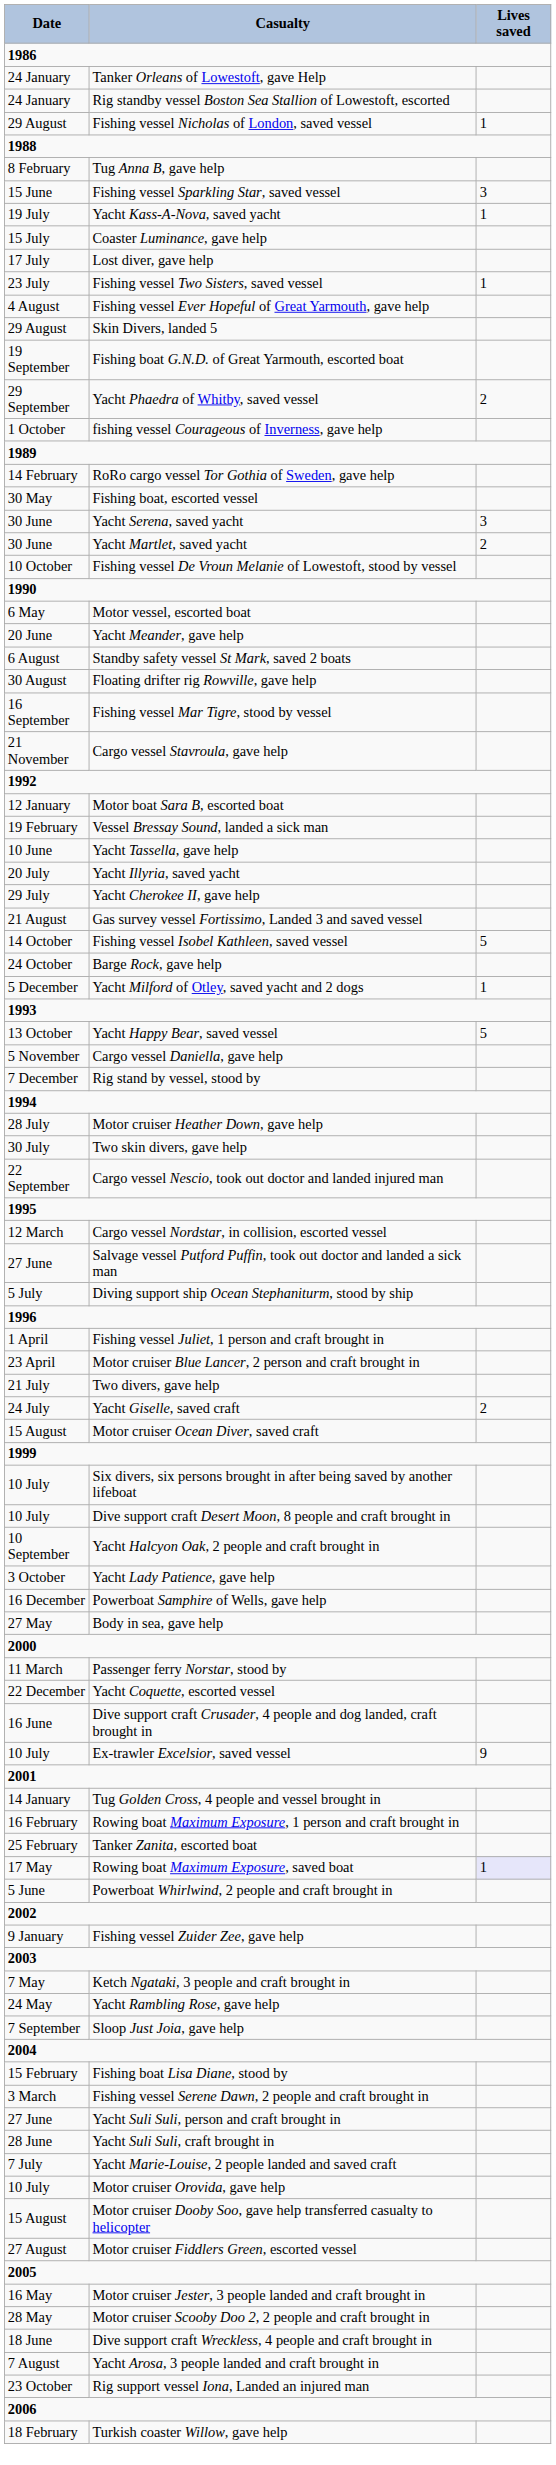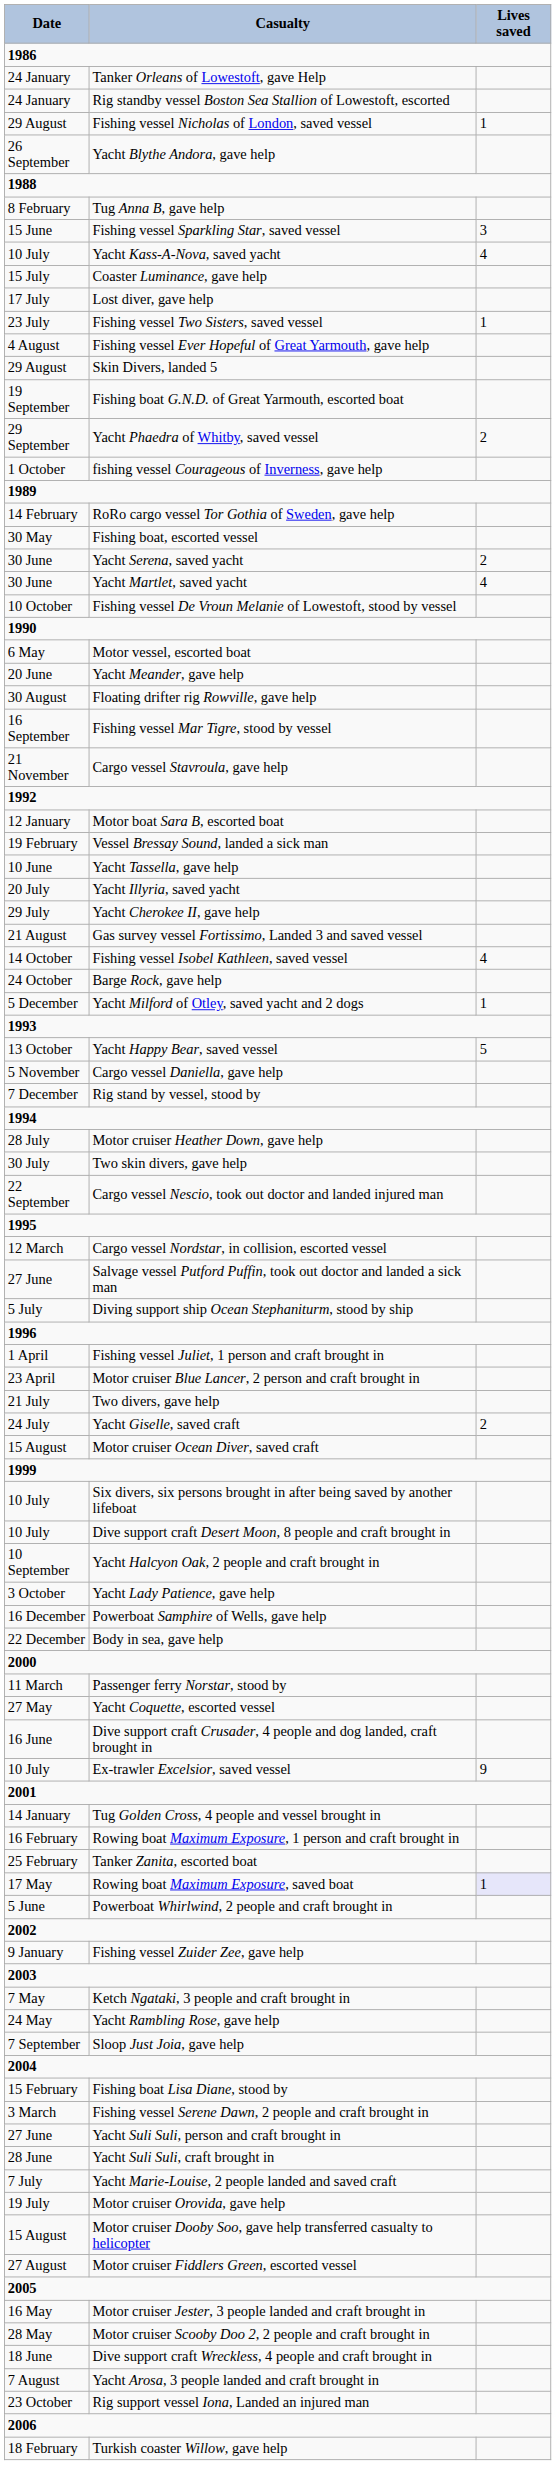+ row: (184, 154)
(29, 214) 19 July -> (29, 253) 10 July
(483, 214) 1 -> (483, 253) 4
(483, 521) 3 -> (483, 560) 2
(483, 544) 2 -> (483, 583) 4
- row: (222, 658)
(483, 941) 5 -> (483, 958) 4
(30, 1623) 27 May -> (46, 1639) 22 December
(46, 1691) 22 December -> (30, 1708) 27 May
(29, 2187) 10 July -> (29, 2203) 19 July
